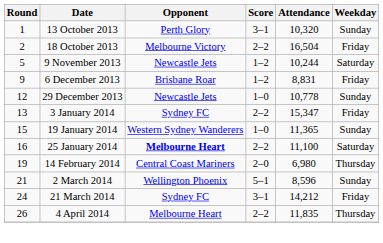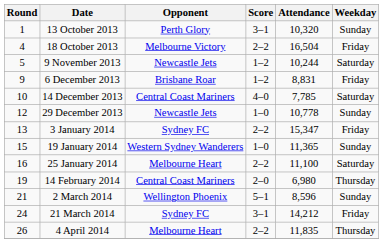(22, 46) 2 -> (22, 46) 4
+ row: (82, 96)
(185, 146) bold -> (185, 163) normal
